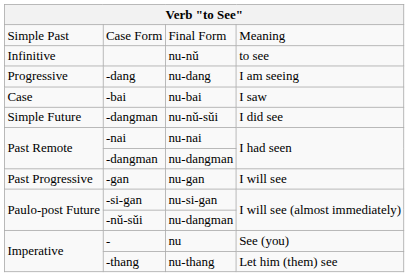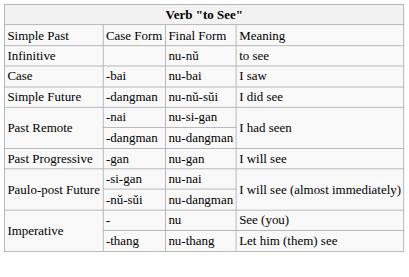- row: (121, 76)
(185, 138) nu-nai -> (193, 117) nu-si-gan
(193, 199) nu-si-gan -> (185, 179) nu-nai
